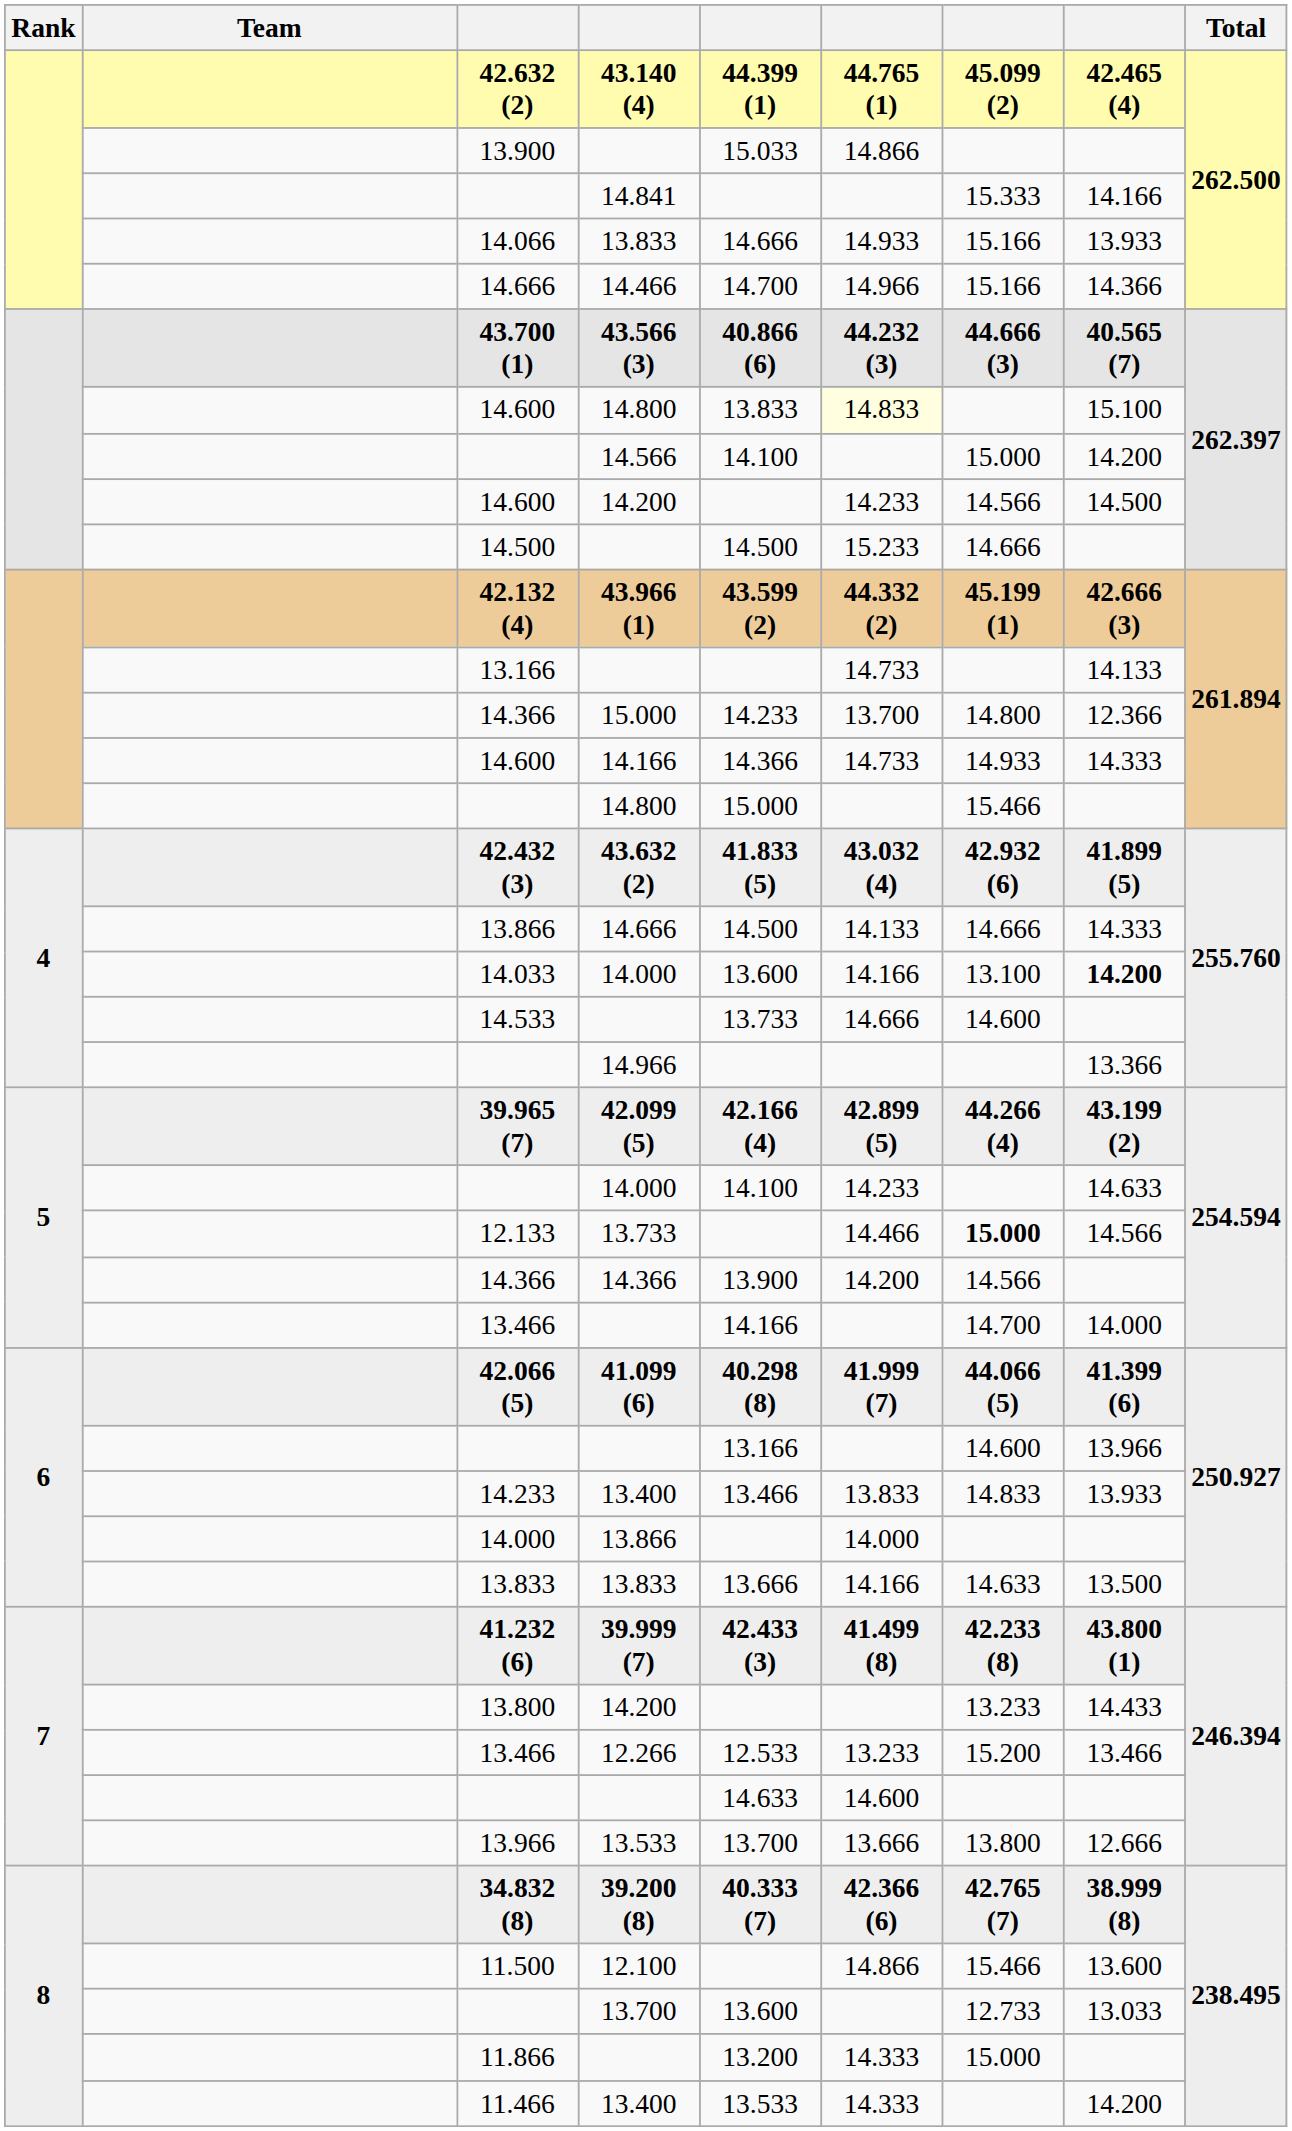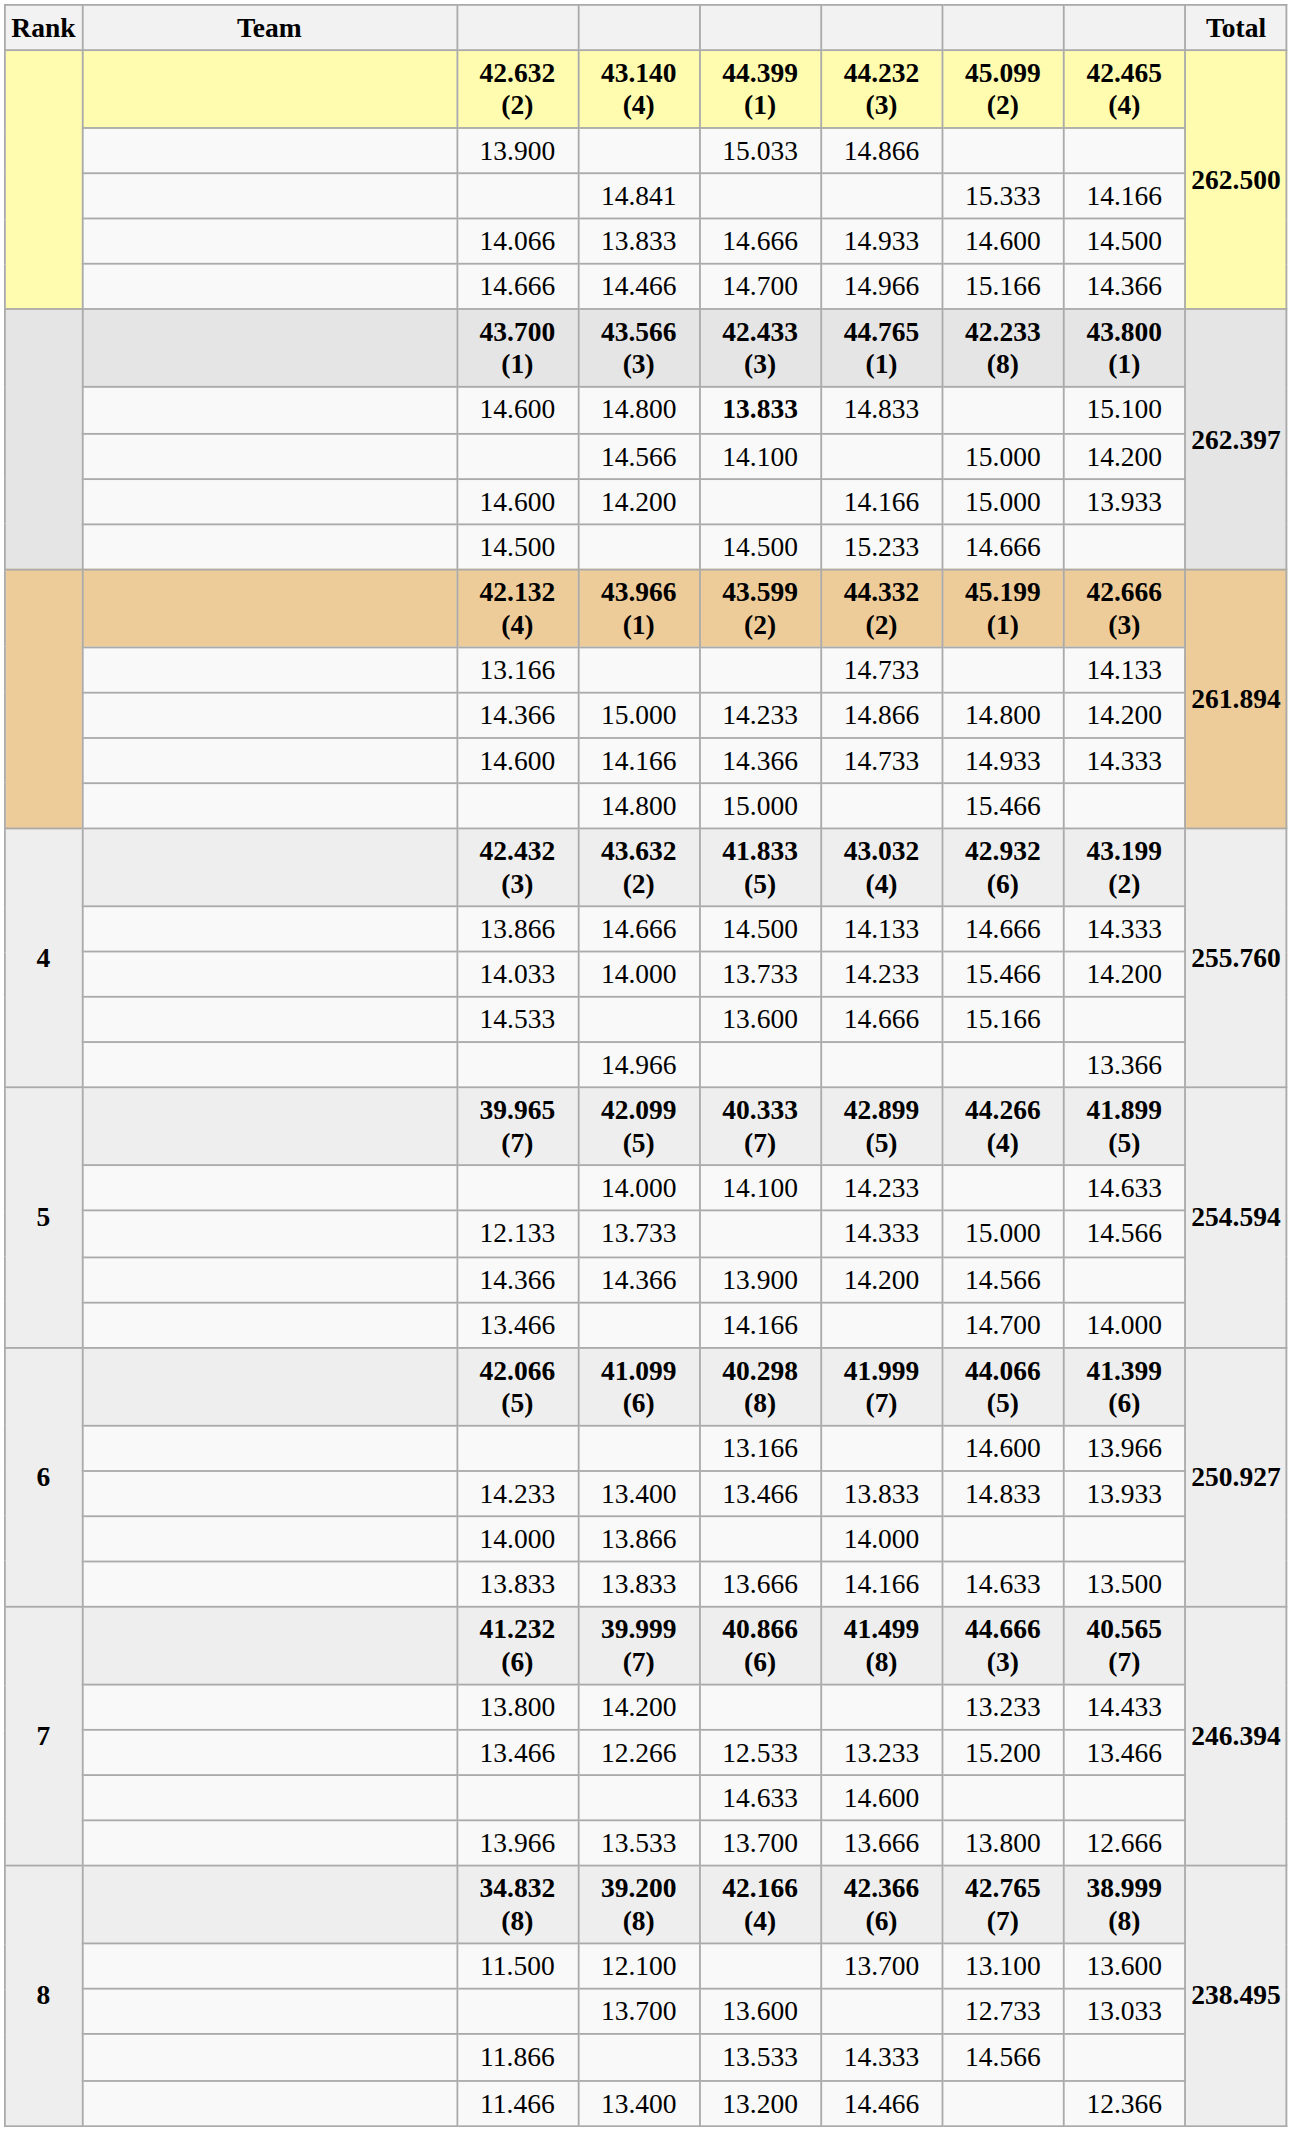(881, 89) 44.765 (1) -> (881, 89) 44.232 (3)
(1003, 241) 15.166 -> (1003, 241) 14.600
(1124, 241) 13.933 -> (1124, 241) 14.500
(760, 348) 40.866 (6) -> (760, 348) 42.433 (3)
(881, 348) 44.232 (3) -> (881, 348) 44.765 (1)
(1003, 348) 44.666 (3) -> (1003, 348) 42.233 (8)
(1124, 348) 40.565 (7) -> (1124, 348) 43.800 (1)
(760, 410) normal -> (760, 410) bold
(881, 410) lightyellow background -> (881, 410) no background
(881, 500) 14.233 -> (881, 500) 14.166
(1003, 500) 14.566 -> (1003, 500) 15.000
(1124, 500) 14.500 -> (1124, 500) 13.933
(881, 714) 13.700 -> (881, 714) 14.866
(1124, 714) 12.366 -> (1124, 714) 14.200
(1124, 867) 41.899 (5) -> (1124, 867) 43.199 (2)
(760, 974) 13.600 -> (760, 974) 13.733
(881, 974) 14.166 -> (881, 974) 14.233
(1003, 974) 13.100 -> (1003, 974) 15.466
(1124, 974) bold -> (1124, 974) normal
(760, 1019) 13.733 -> (760, 1019) 13.600
(1003, 1019) 14.600 -> (1003, 1019) 15.166
(760, 1126) 42.166 (4) -> (760, 1126) 40.333 (7)
(1124, 1126) 43.199 (2) -> (1124, 1126) 41.899 (5)
(881, 1233) 14.466 -> (881, 1233) 14.333
(1003, 1233) bold -> (1003, 1233) normal
(760, 1645) 42.433 (3) -> (760, 1645) 40.866 (6)
(1003, 1645) 42.233 (8) -> (1003, 1645) 44.666 (3)
(1124, 1645) 43.800 (1) -> (1124, 1645) 40.565 (7)
(760, 1904) 40.333 (7) -> (760, 1904) 42.166 (4)
(881, 1966) 14.866 -> (881, 1966) 13.700
(1003, 1966) 15.466 -> (1003, 1966) 13.100
(760, 2057) 13.200 -> (760, 2057) 13.533
(1003, 2057) 15.000 -> (1003, 2057) 14.566
(760, 2102) 13.533 -> (760, 2102) 13.200
(881, 2102) 14.333 -> (881, 2102) 14.466
(1124, 2102) 14.200 -> (1124, 2102) 12.366
